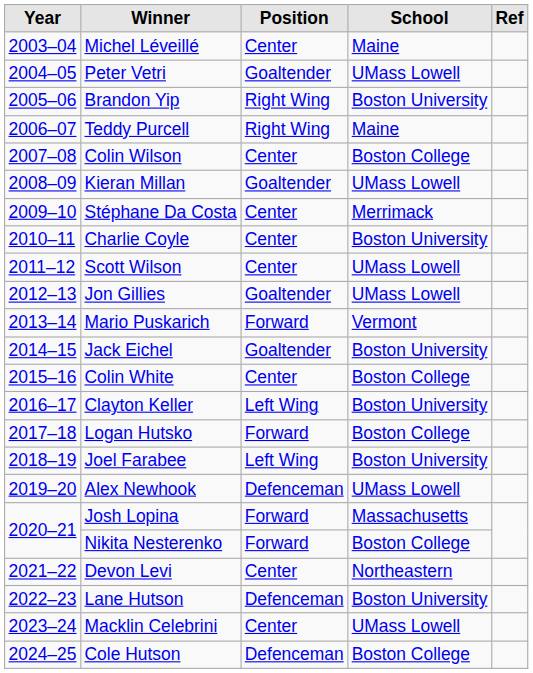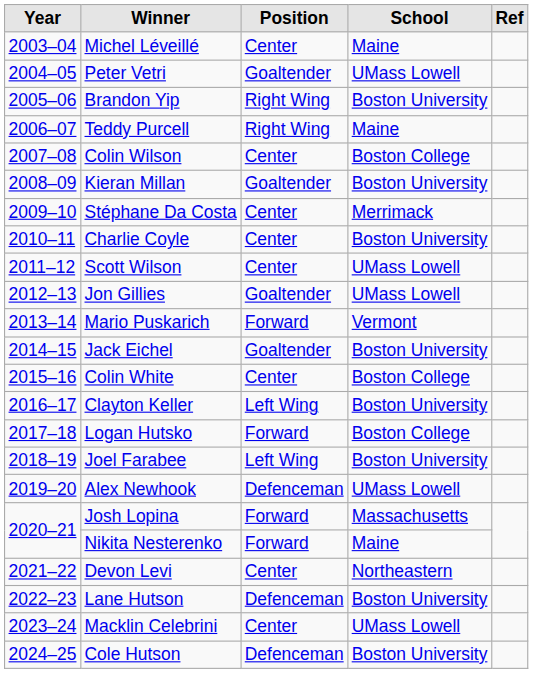(406, 184) UMass Lowell -> (420, 184) Boston University
(411, 543) Boston College -> (375, 543) Maine
(411, 654) Boston College -> (420, 654) Boston University
